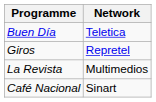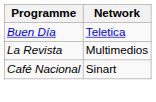- row: (21, 50)
